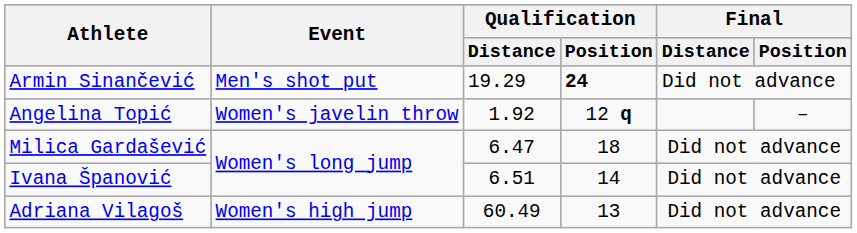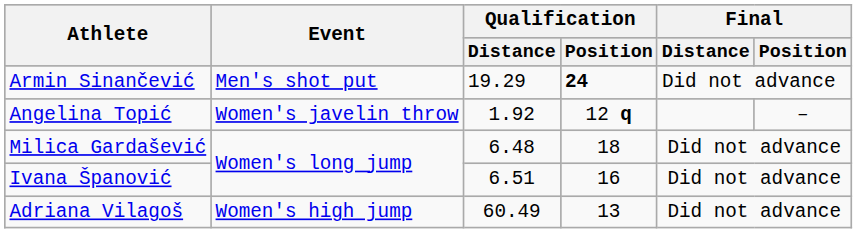(512, 147) 6.47 -> (512, 147) 6.48
(609, 179) 14 -> (609, 179) 16
